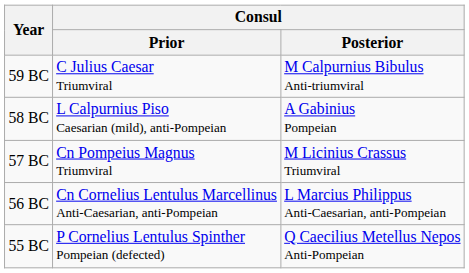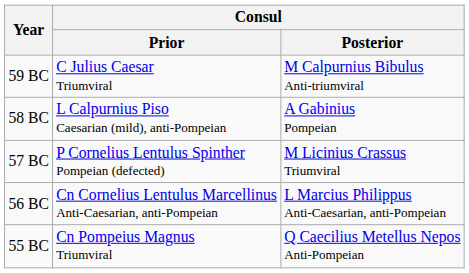(125, 161) Cn Pompeius Magnus Triumviral -> (151, 161) P Cornelius Lentulus Spinther Pompeian (defected)
(151, 246) P Cornelius Lentulus Spinther Pompeian (defected) -> (125, 246) Cn Pompeius Magnus Triumviral
